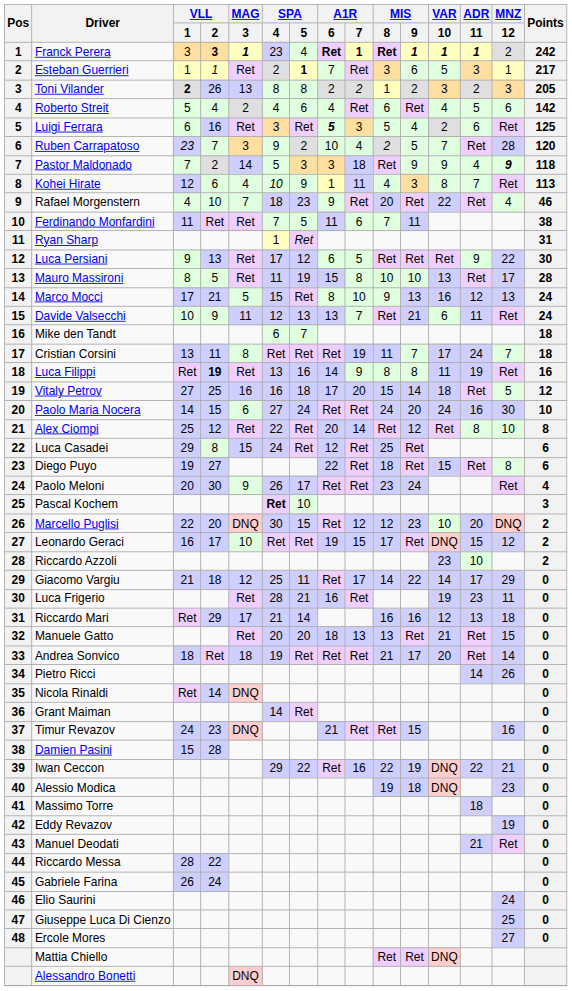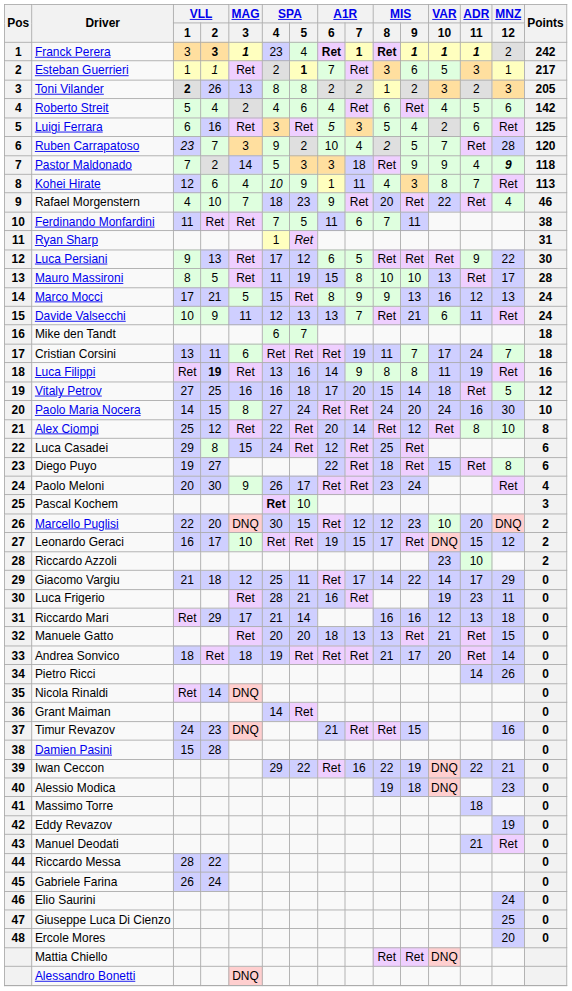(331, 127) bold -> (331, 127) normal
(359, 296) 10 -> (359, 296) 9
(245, 353) 8 -> (245, 353) 6
(245, 410) 6 -> (245, 410) 8
(508, 938) 27 -> (508, 938) 20
